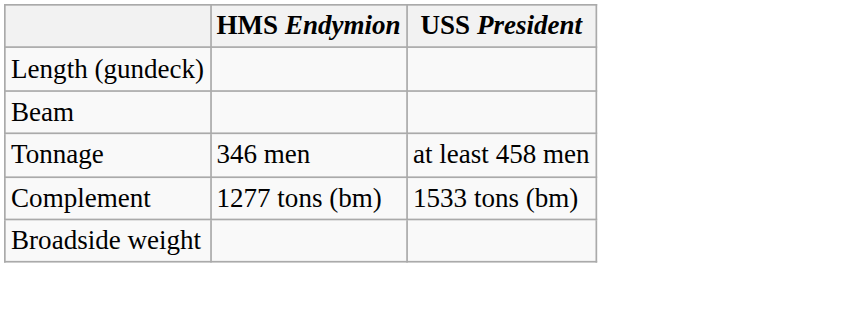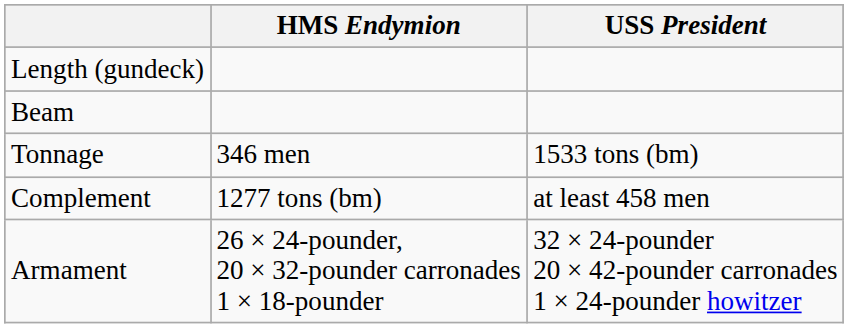(501, 154) at least 458 men -> (616, 154) 1533 tons (bm)
(496, 197) 1533 tons (bm) -> (622, 197) at least 458 men
+ row: (69, 270)
- row: (106, 240)
